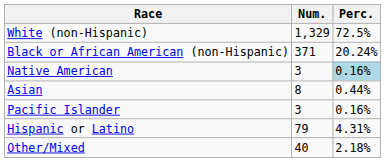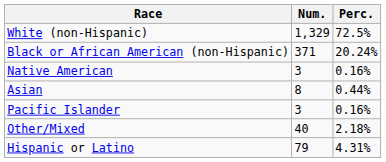(353, 71) lightblue background -> (353, 71) no background
rows swapped: (46, 147) <-> (71, 128)
